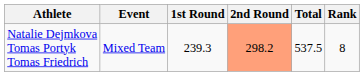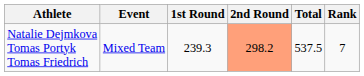(342, 47) 8 -> (342, 47) 7
